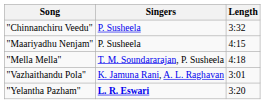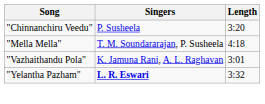(237, 28) 3:32 -> (236, 28) 3:20
- row: (50, 44)
(237, 91) 3:20 -> (236, 75) 3:32
